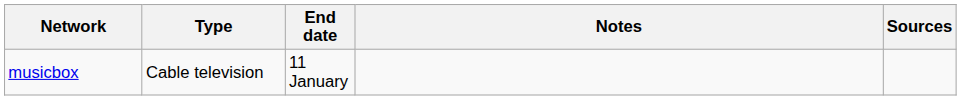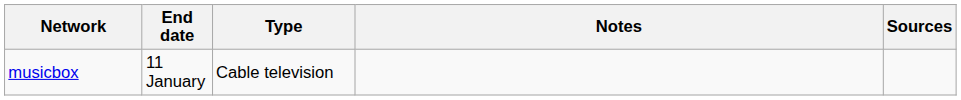columns swapped: (214, 27) <-> (320, 27)
